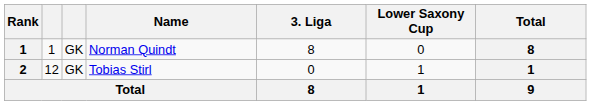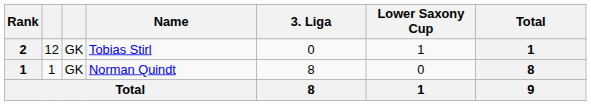rows swapped: (132, 49) <-> (120, 69)
